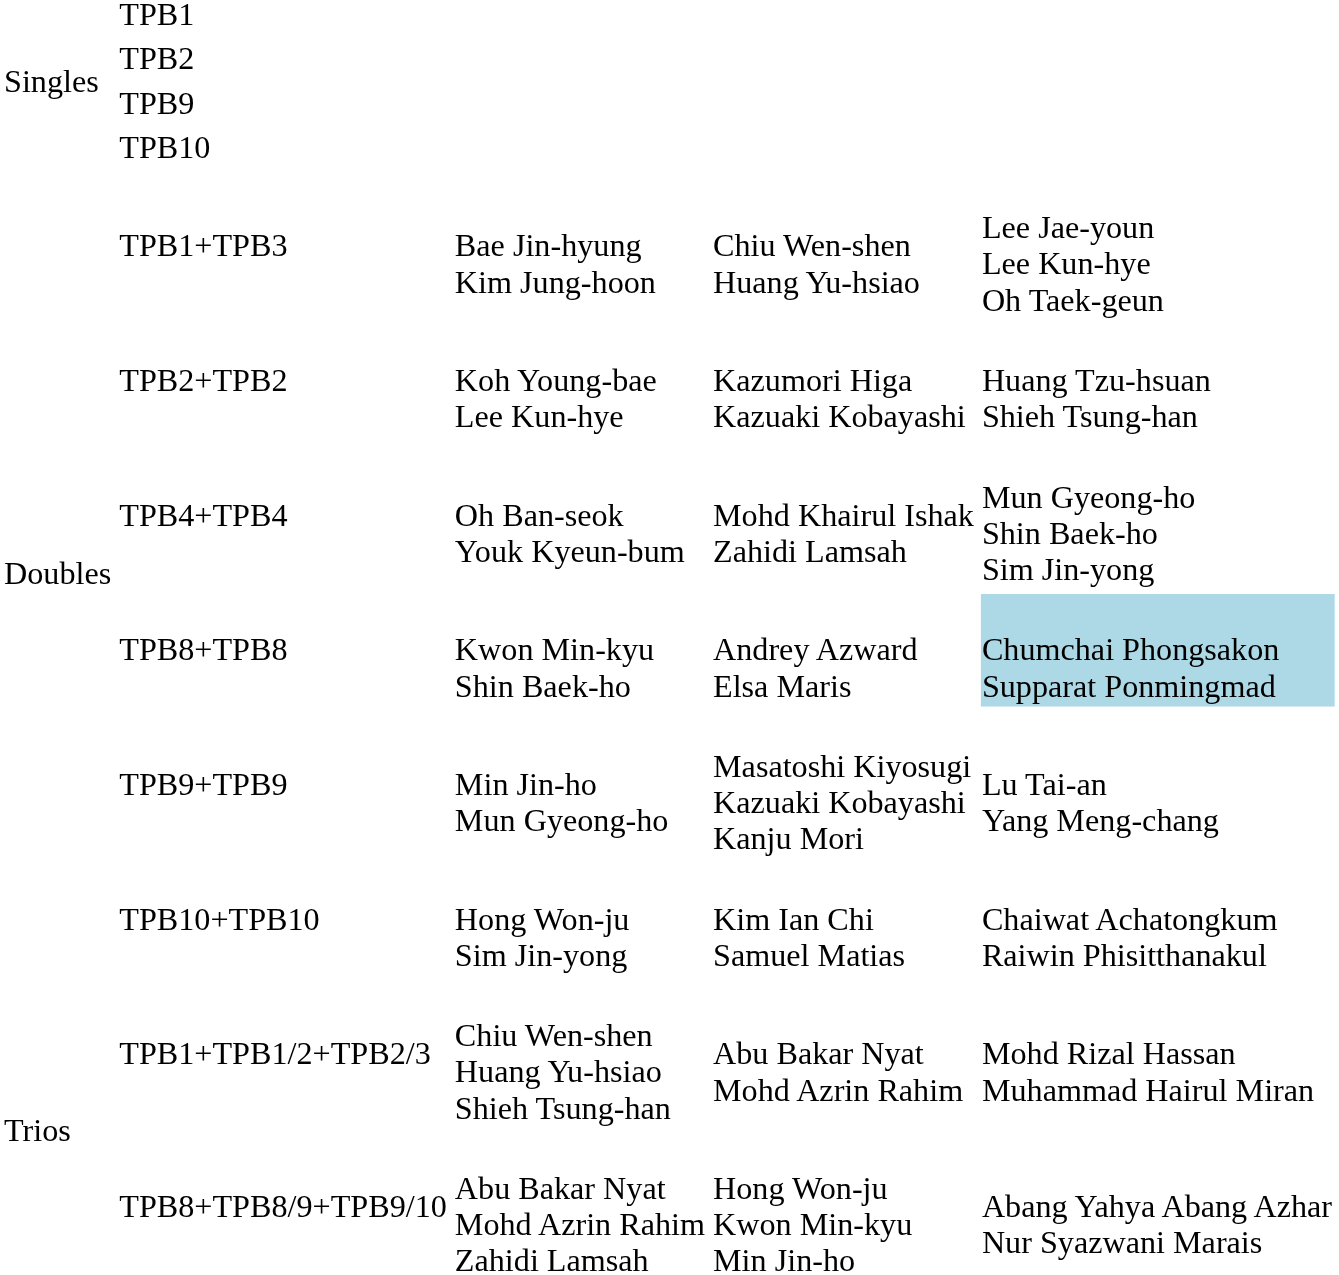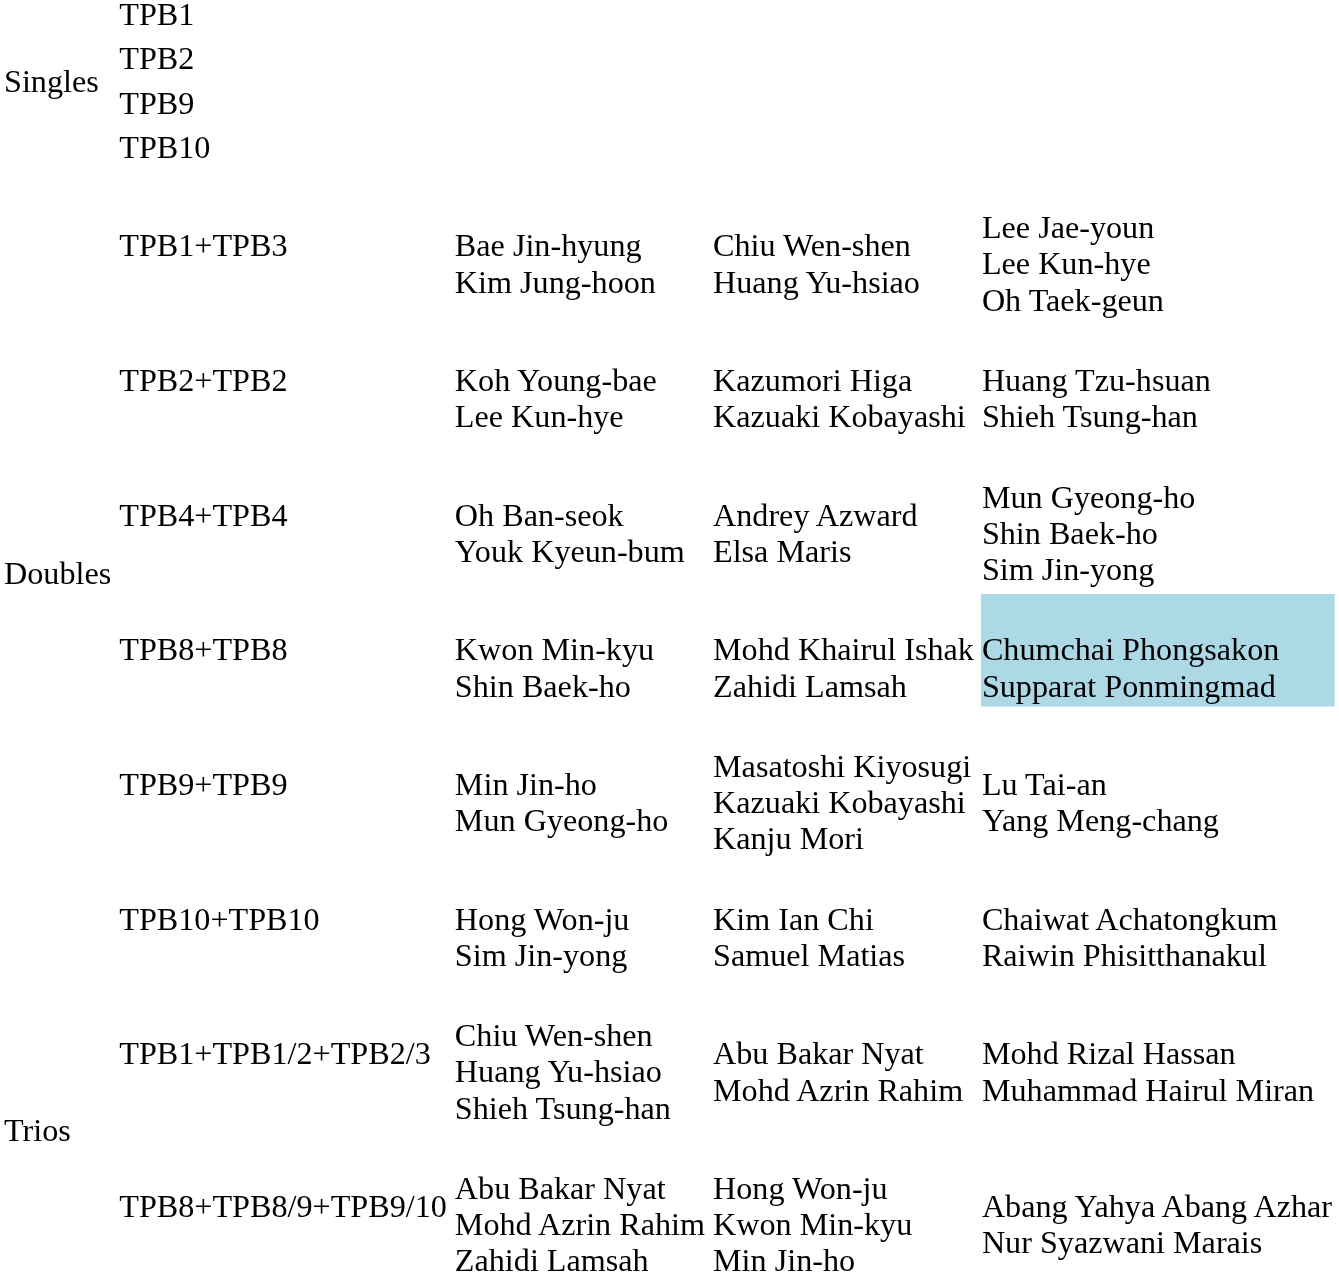(843, 533) Mohd Khairul Ishak Zahidi Lamsah -> (815, 533) Andrey Azward Elsa Maris
(815, 667) Andrey Azward Elsa Maris -> (843, 667) Mohd Khairul Ishak Zahidi Lamsah
